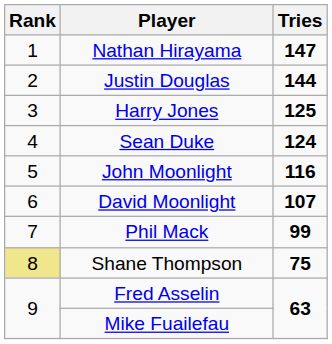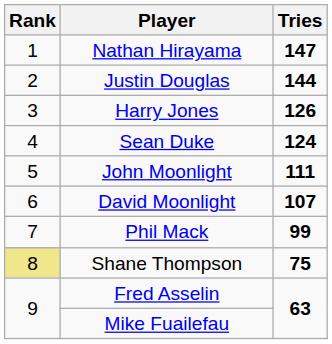(300, 111) 125 -> (300, 111) 126
(300, 172) 116 -> (300, 172) 111
